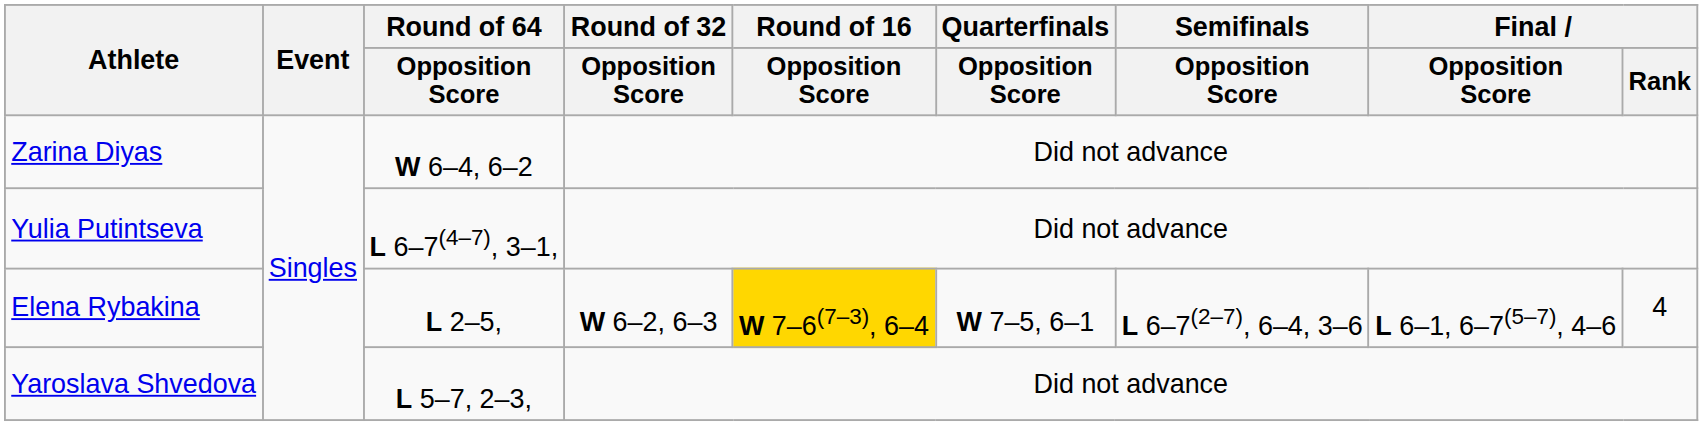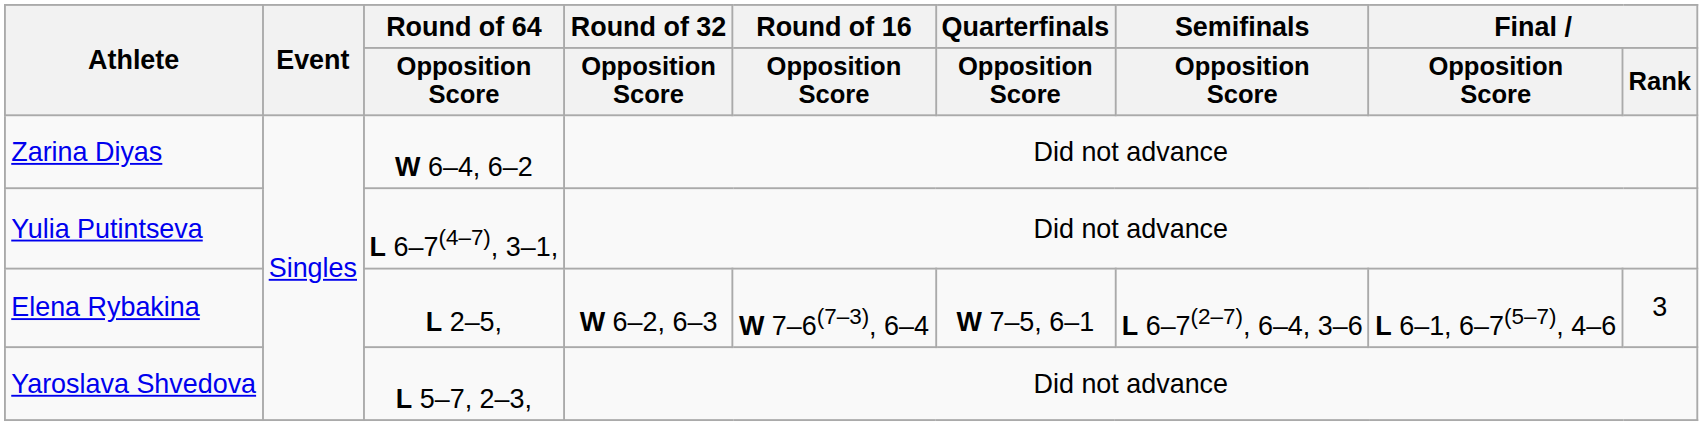(834, 323) gold background -> (834, 323) no background
(1660, 308) 4 -> (1660, 308) 3
